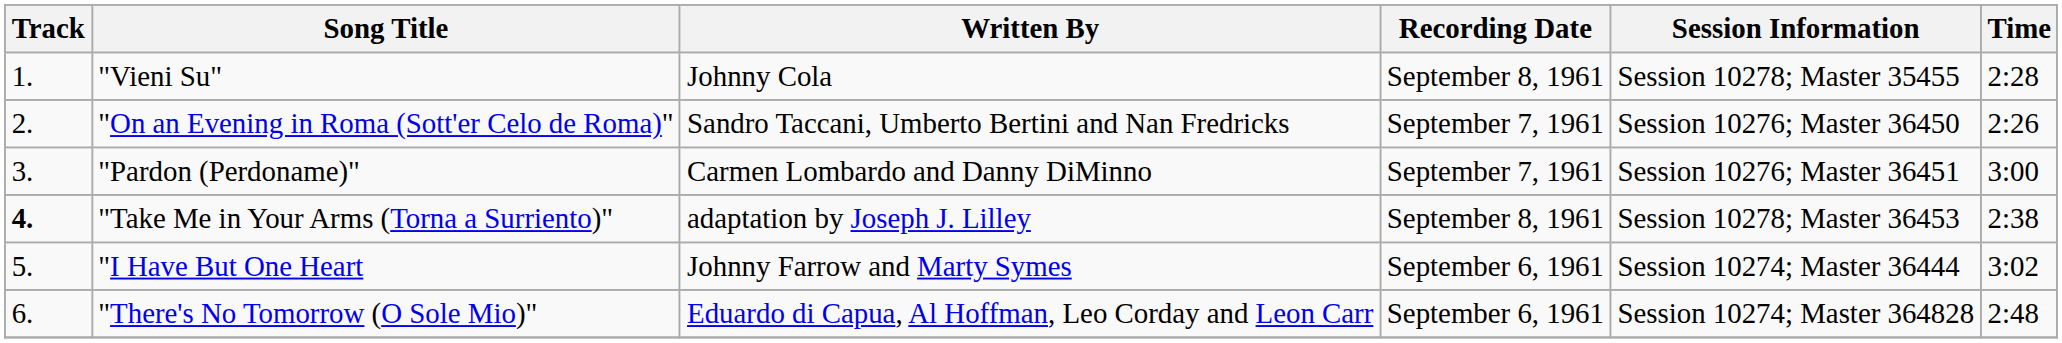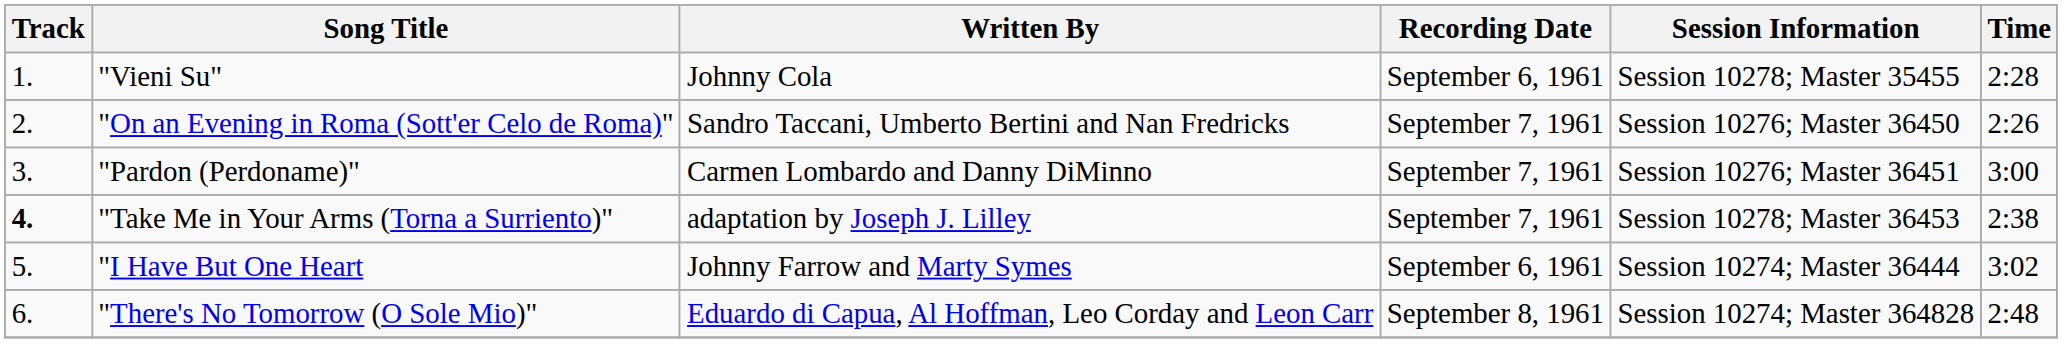(1495, 76) September 8, 1961 -> (1495, 76) September 6, 1961
(1495, 218) September 8, 1961 -> (1495, 218) September 7, 1961
(1495, 314) September 6, 1961 -> (1495, 314) September 8, 1961
